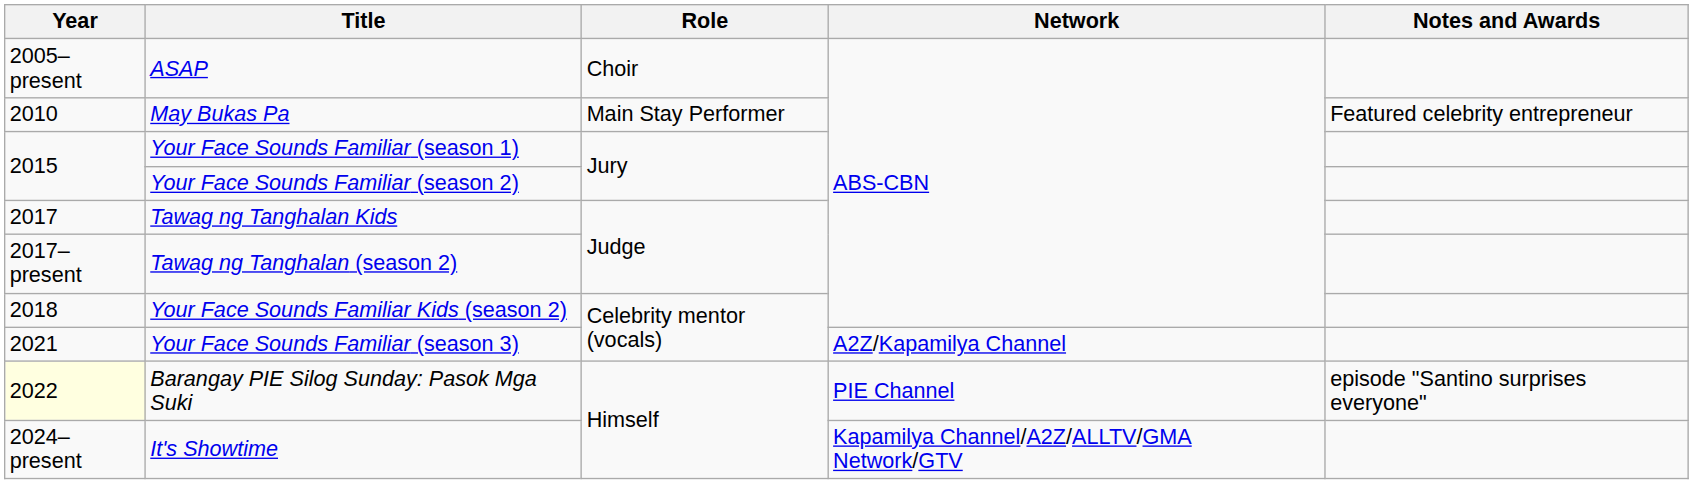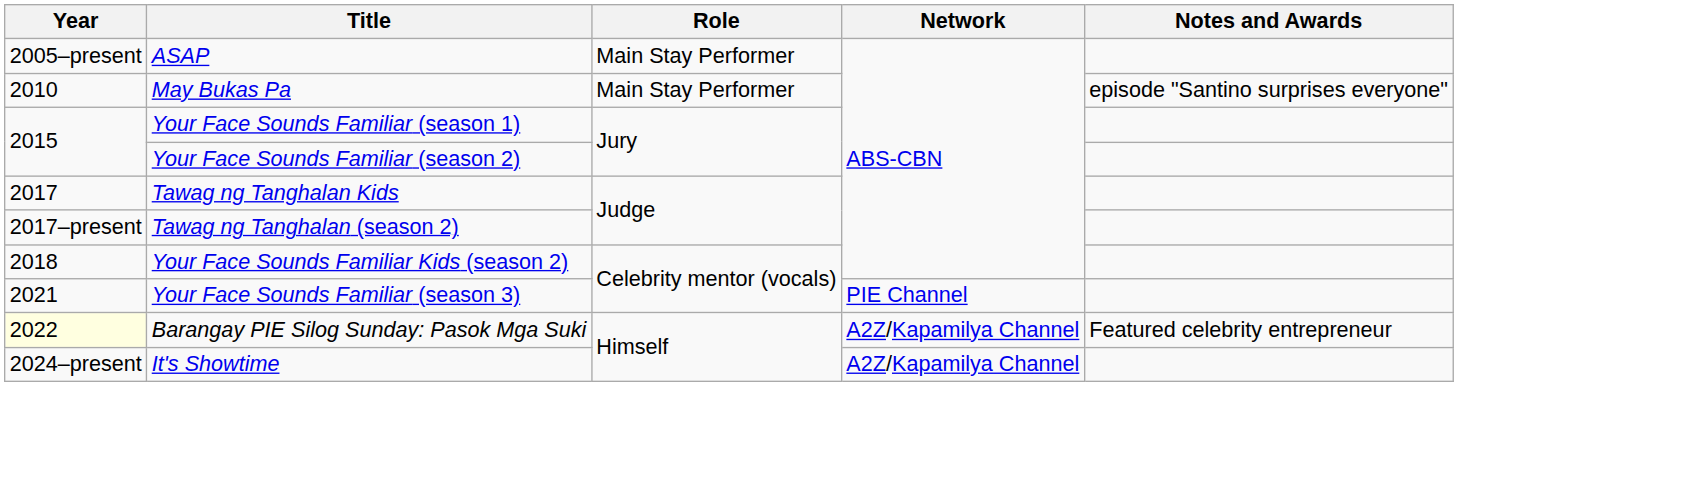(612, 68) Choir -> (695, 55) Main Stay Performer
(1481, 114) Featured celebrity entrepreneur -> (1269, 90) episode "Santino surprises everyone"
(950, 344) A2Z/Kapamilya Channel -> (907, 295) PIE Channel
(894, 390) PIE Channel -> (963, 329) A2Z/Kapamilya Channel
(1458, 390) episode "Santino surprises everyone" -> (1241, 329) Featured celebrity entrepreneur
(1012, 449) Kapamilya Channel/A2Z/ALLTV/GMA Network/GTV -> (963, 364) A2Z/Kapamilya Channel
